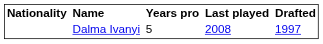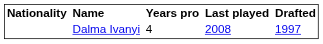(149, 29) 5 -> (149, 29) 4
